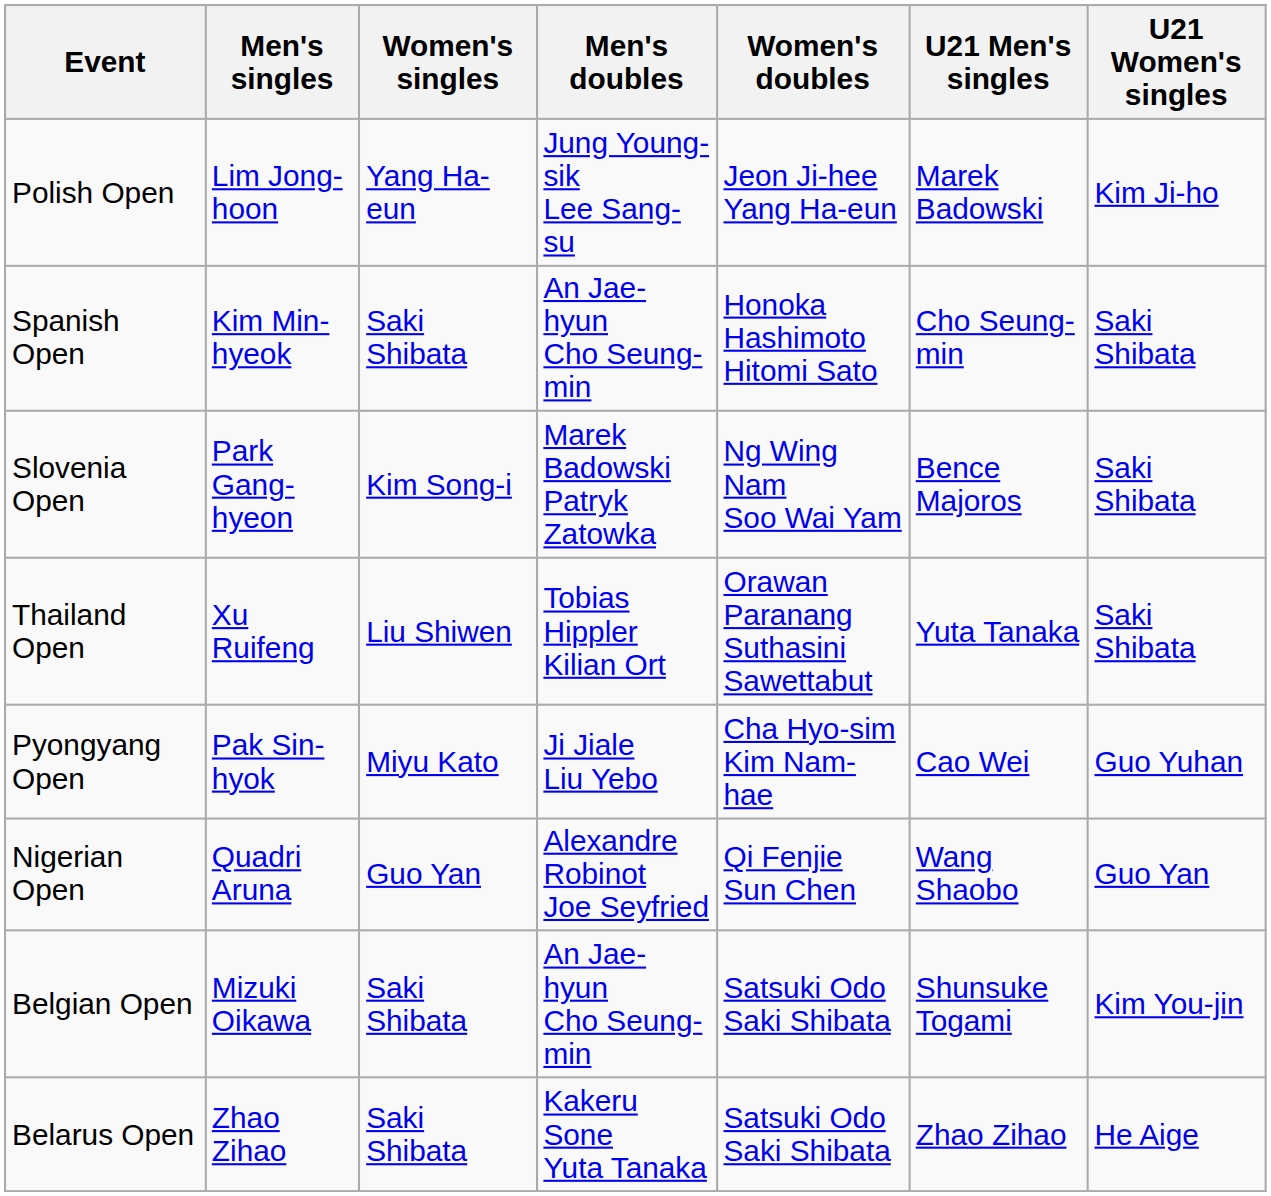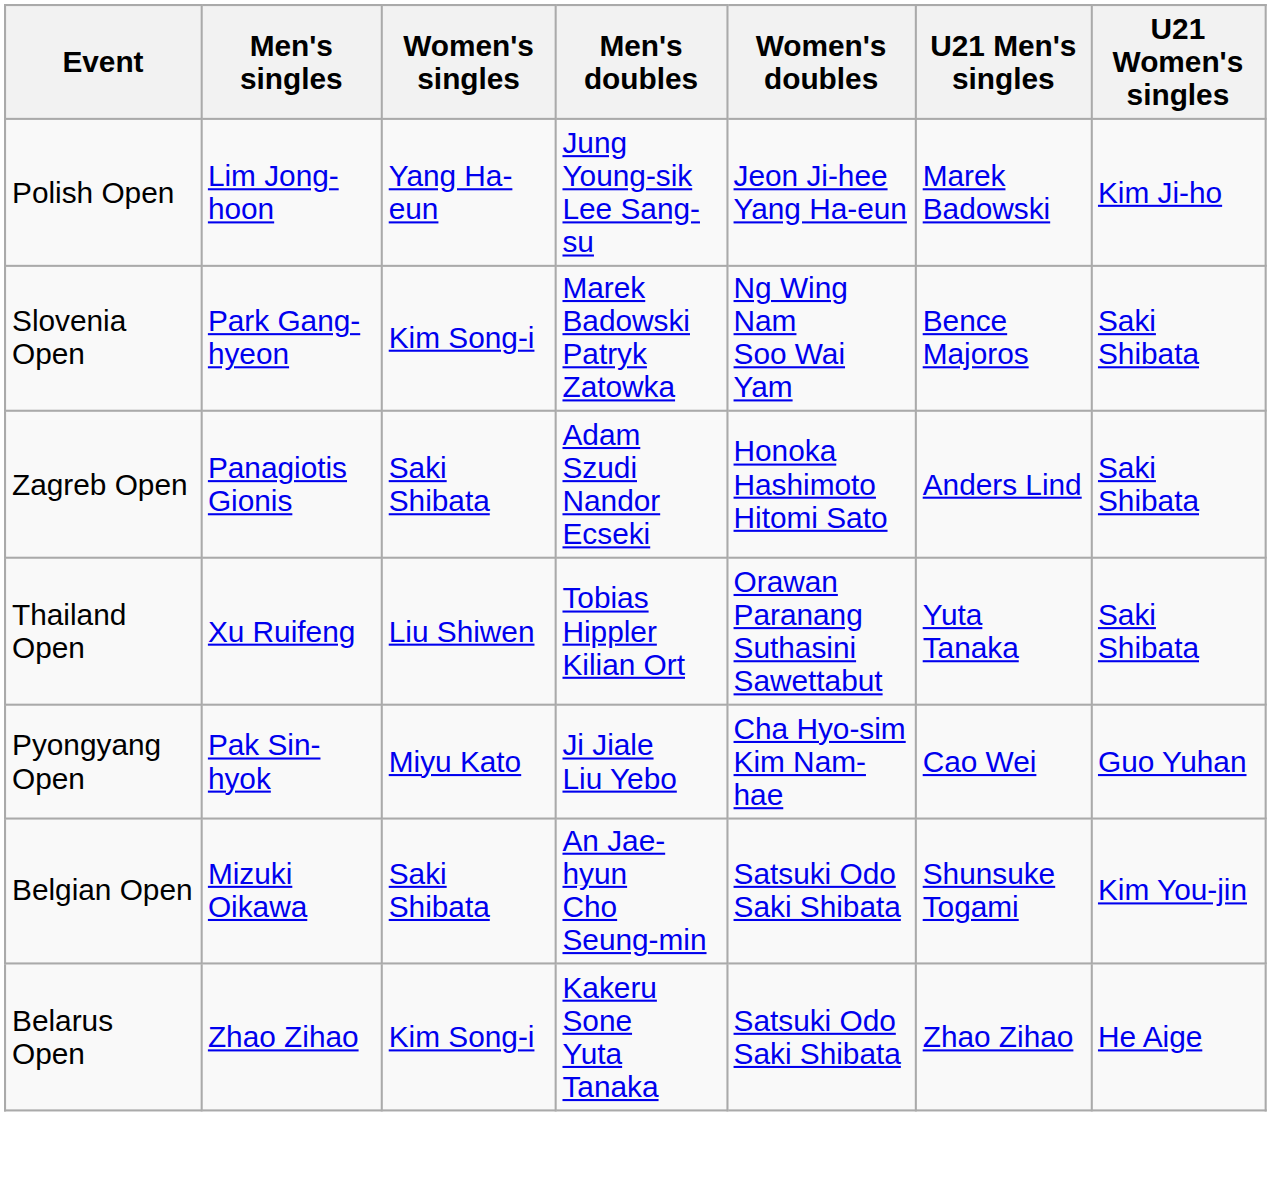- row: (66, 338)
+ row: (100, 485)
- row: (67, 875)
(417, 1134) Saki Shibata -> (462, 1038) Kim Song-i
